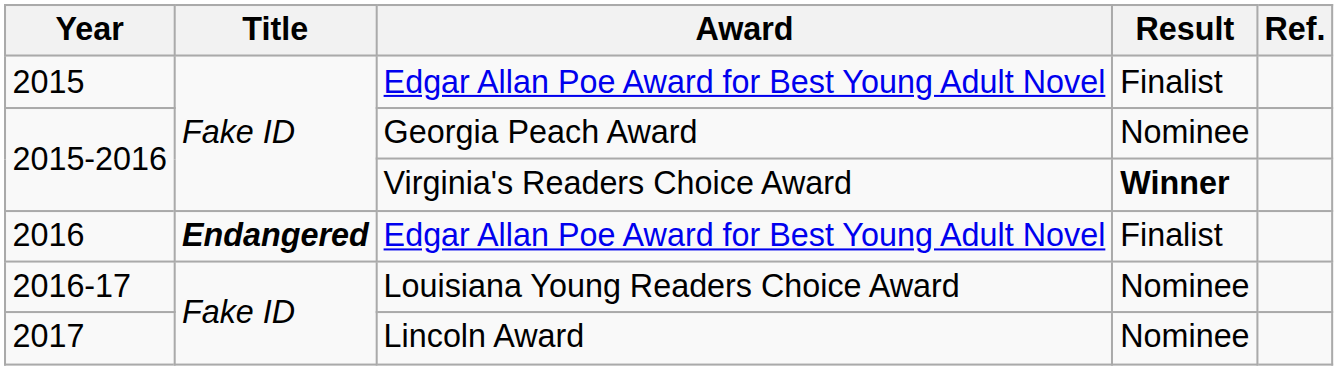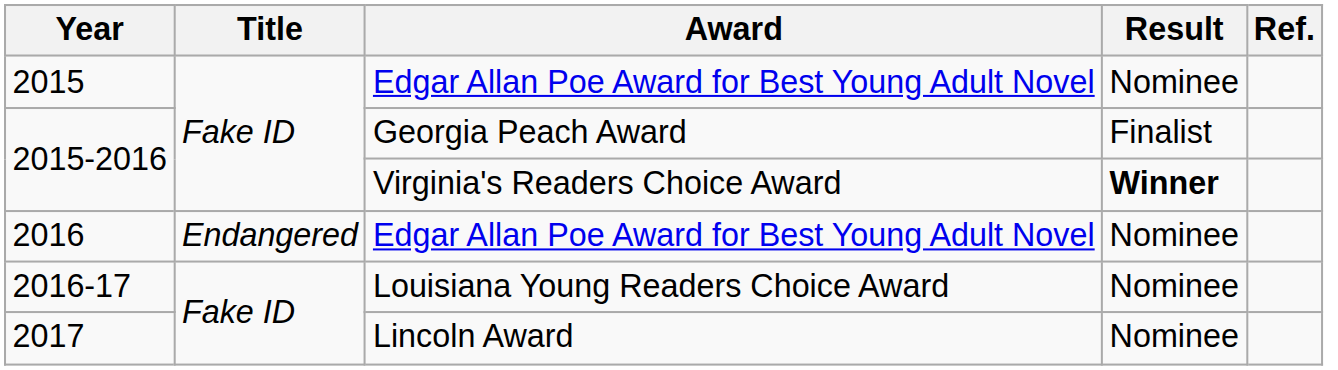(1171, 81) Finalist -> (1174, 81) Nominee
(1185, 132) Nominee -> (1161, 132) Finalist
(275, 235) bold -> (270, 235) normal
(1171, 235) Finalist -> (1174, 235) Nominee
